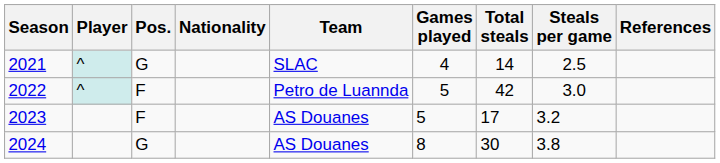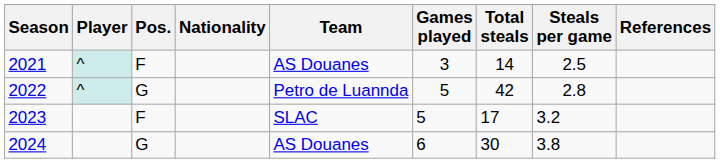(142, 63) G -> (141, 63) F
(296, 63) SLAC -> (321, 63) AS Douanes
(444, 63) 4 -> (444, 63) 3
(141, 90) F -> (142, 90) G
(574, 90) 3.0 -> (574, 90) 2.8
(321, 117) AS Douanes -> (296, 117) SLAC
(421, 144) 8 -> (421, 144) 6
